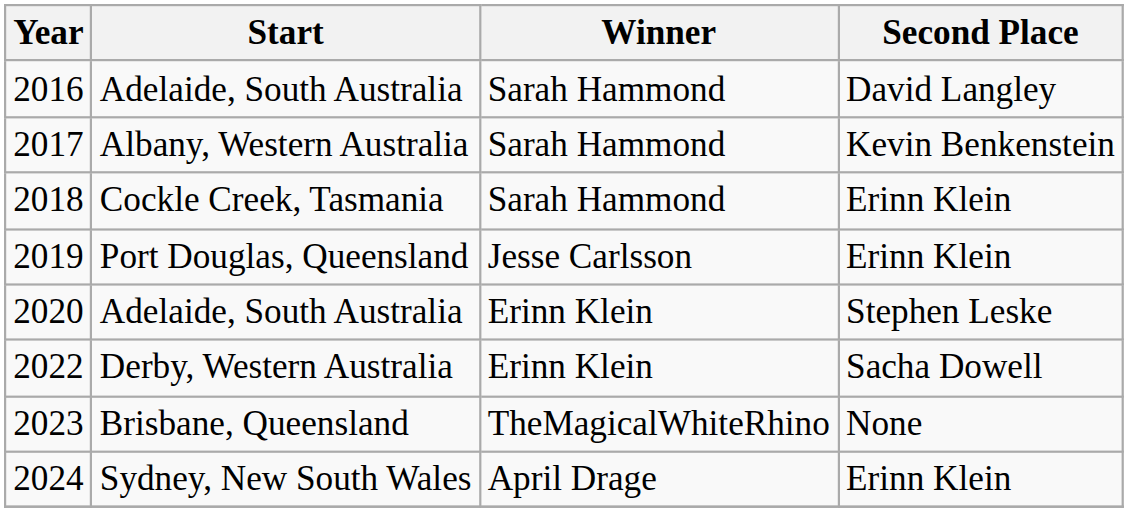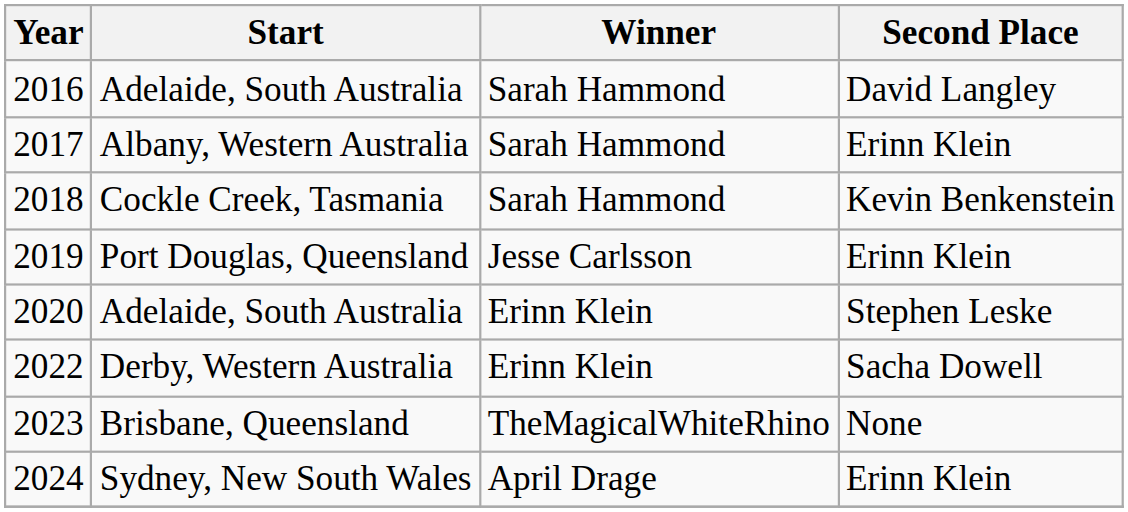(980, 144) Kevin Benkenstein -> (929, 144) Erinn Klein
(929, 199) Erinn Klein -> (980, 199) Kevin Benkenstein
